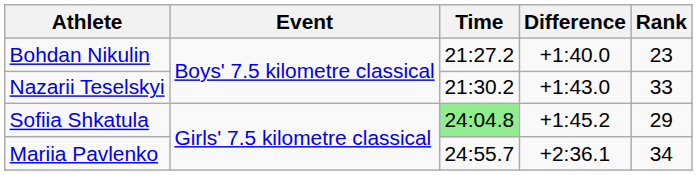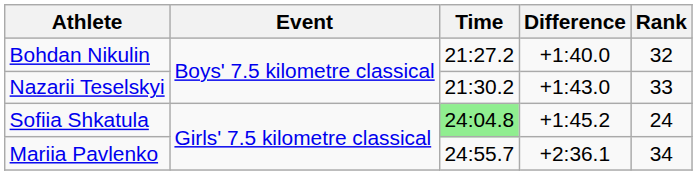(661, 55) 23 -> (661, 55) 32
(661, 121) 29 -> (661, 121) 24
